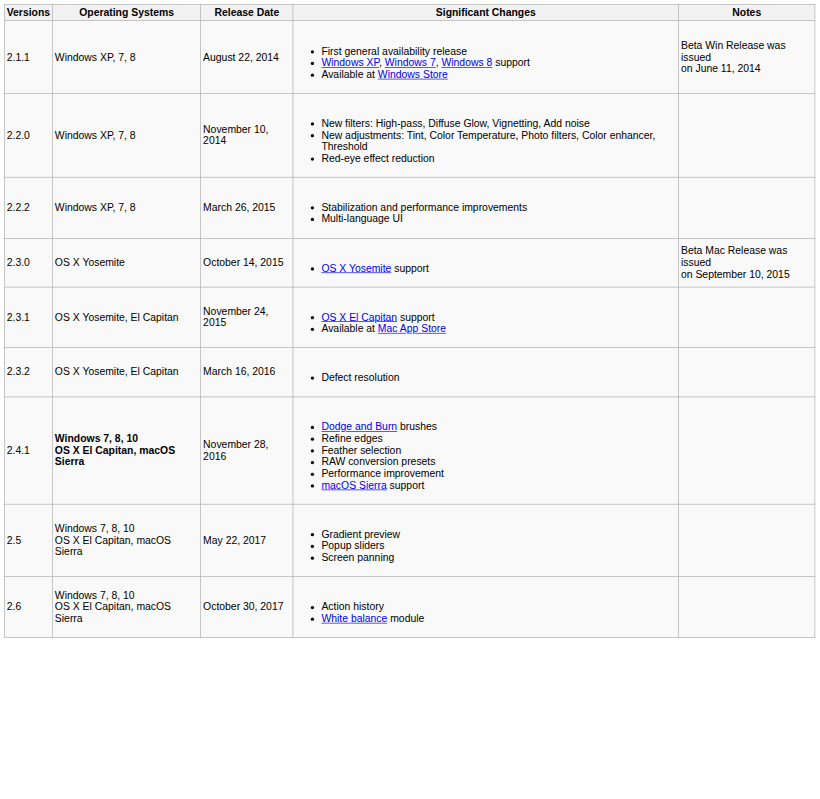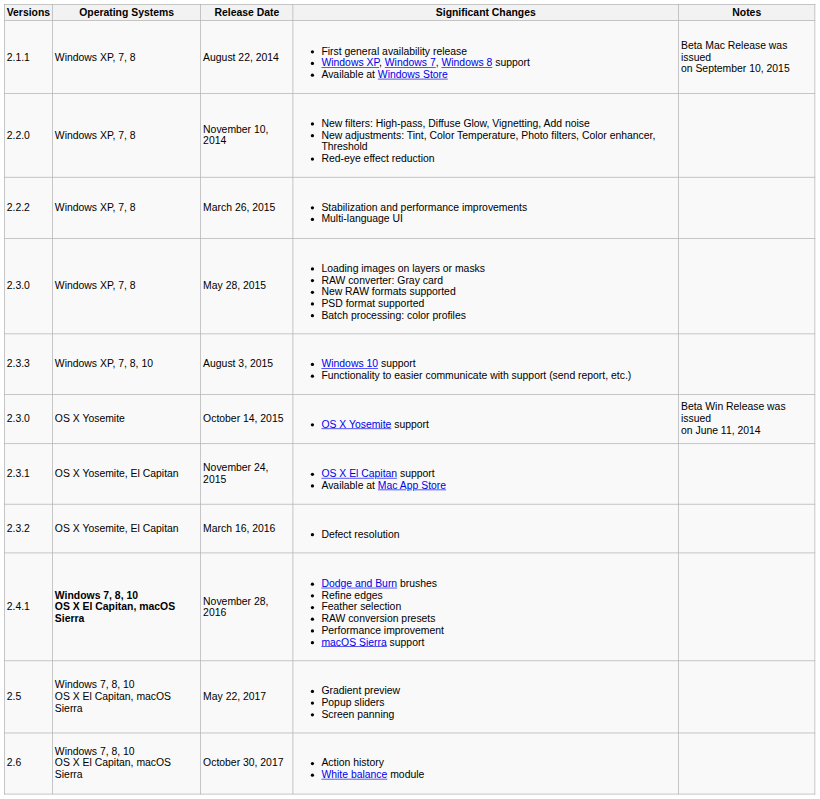(733, 57) Beta Win Release was issued on June 11, 2014 -> (735, 57) Beta Mac Release was issued on September 10, 2015
+ row: (235, 286)
+ row: (238, 364)
(735, 262) Beta Mac Release was issued on September 10, 2015 -> (733, 419) Beta Win Release was issued on June 11, 2014
